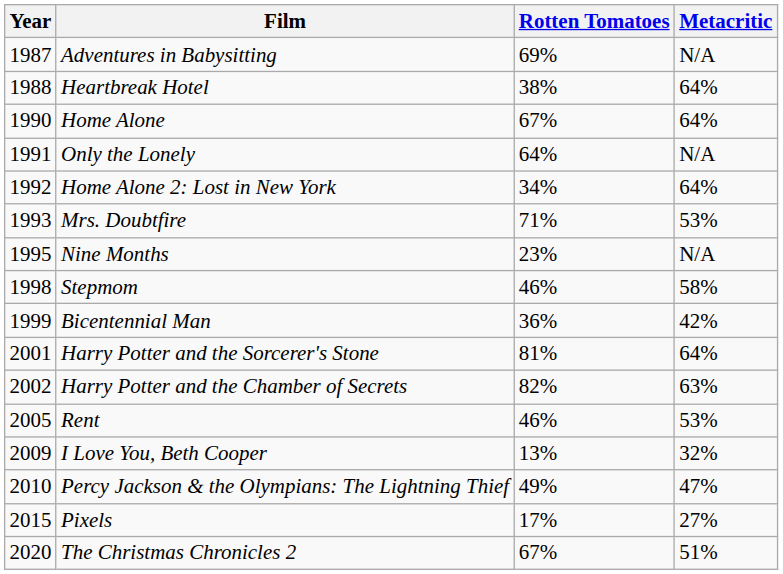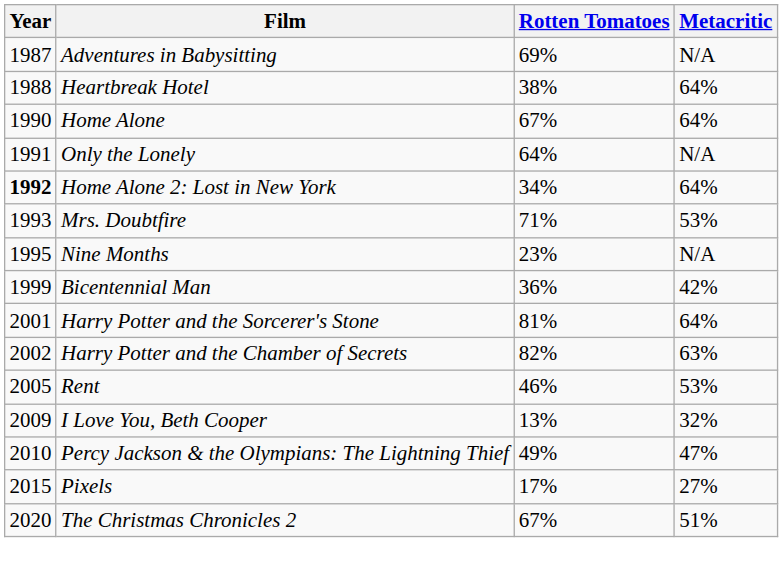(30, 187) normal -> (30, 187) bold
- row: (99, 287)
